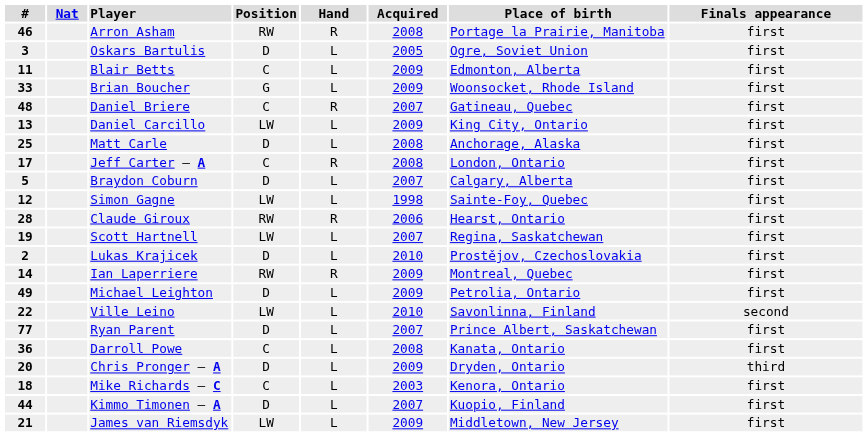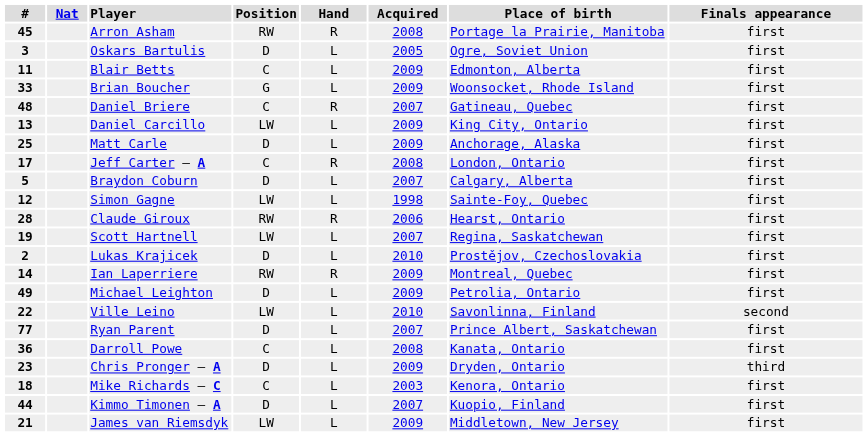(25, 32) 46 -> (25, 32) 45
(408, 144) 2008 -> (408, 144) 2009
(25, 367) 20 -> (25, 367) 23
